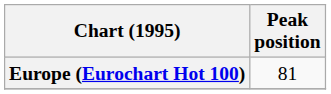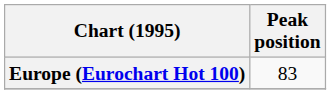(287, 72) 81 -> (287, 72) 83
